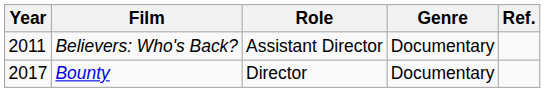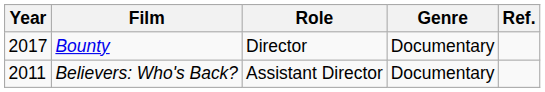rows swapped: (147, 45) <-> (83, 73)
